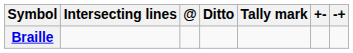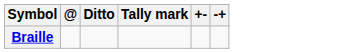- column: (120, 15)
